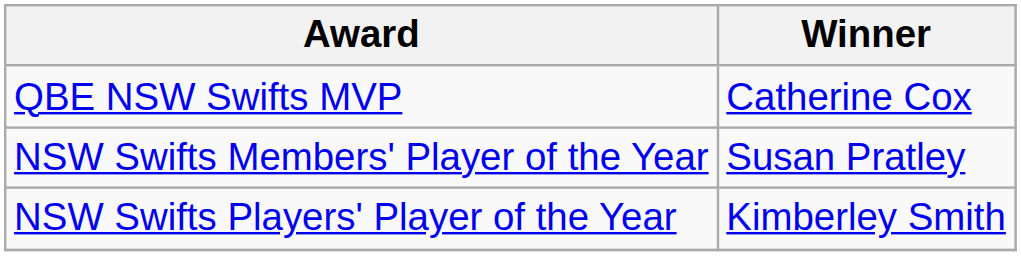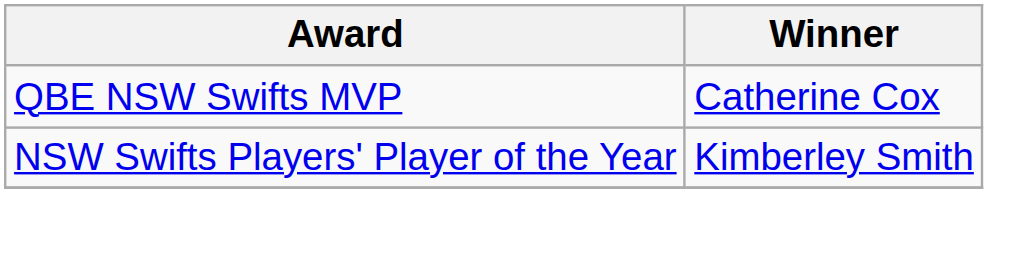- row: (361, 156)
